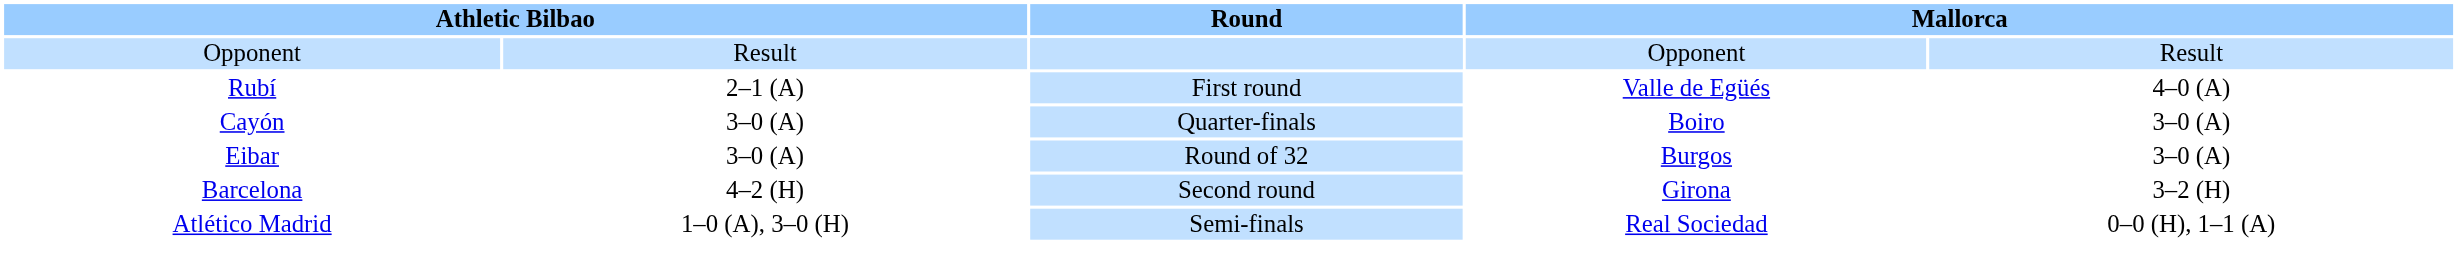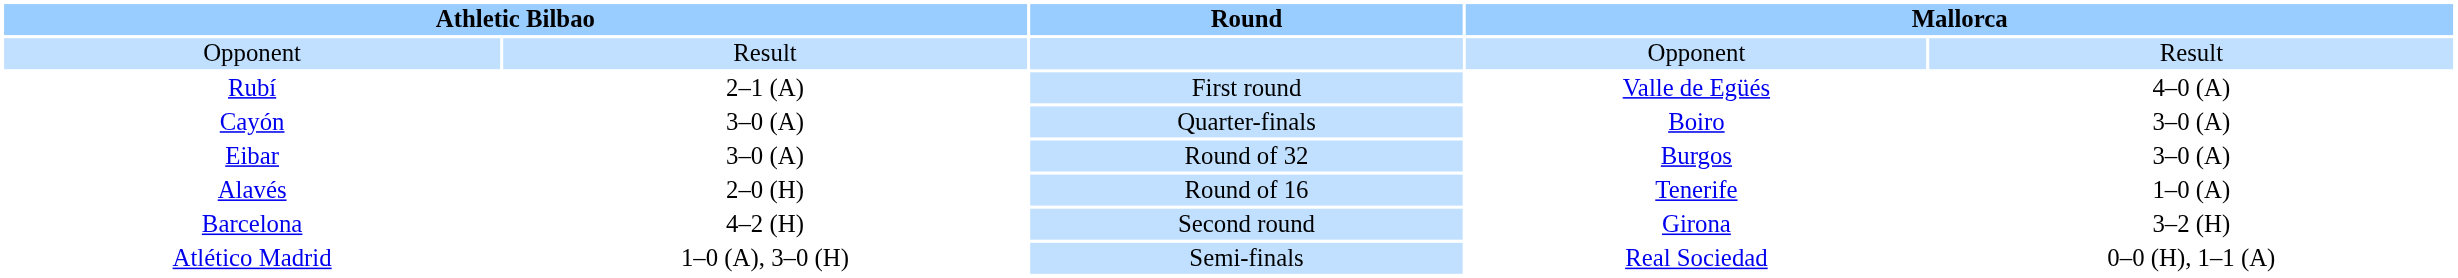+ row: (252, 189)
